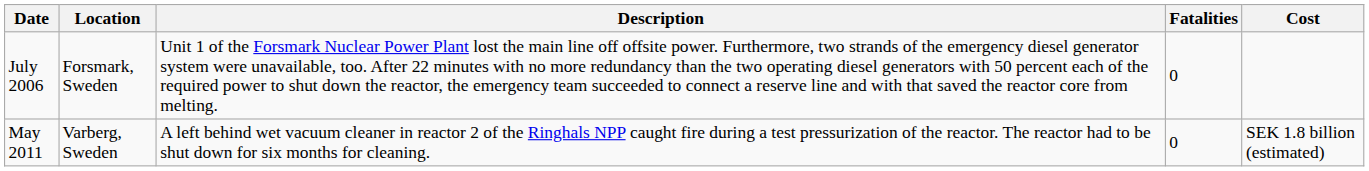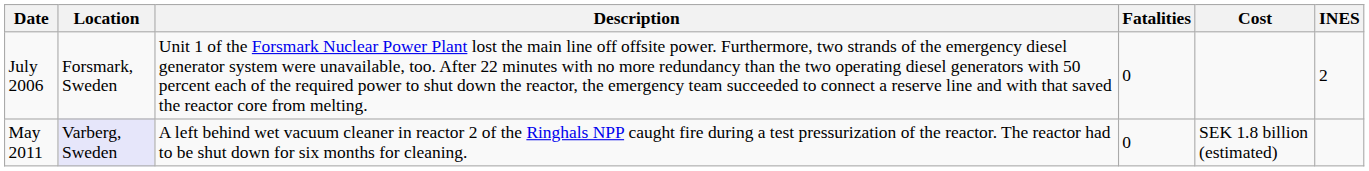+ column: (1339, 18)
(92, 142) no background -> (92, 142) lavender background
